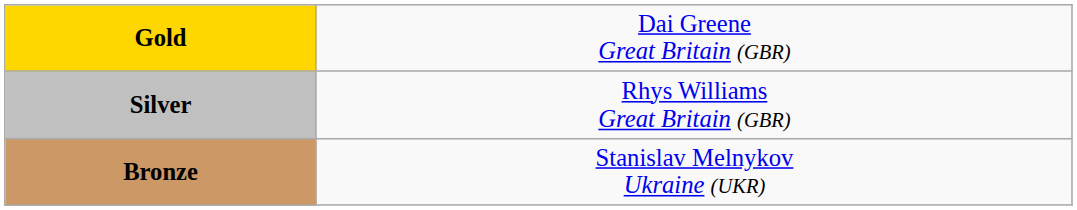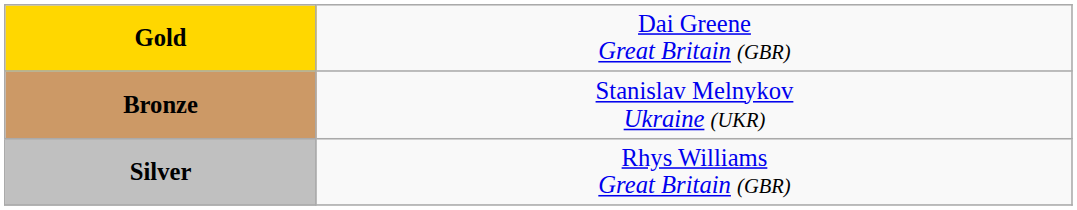rows swapped: (161, 104) <-> (161, 171)
